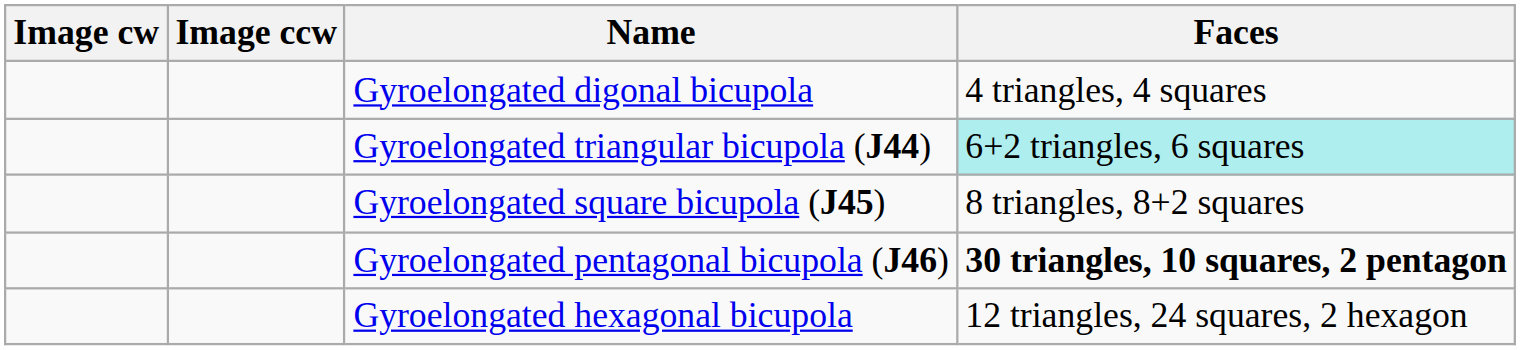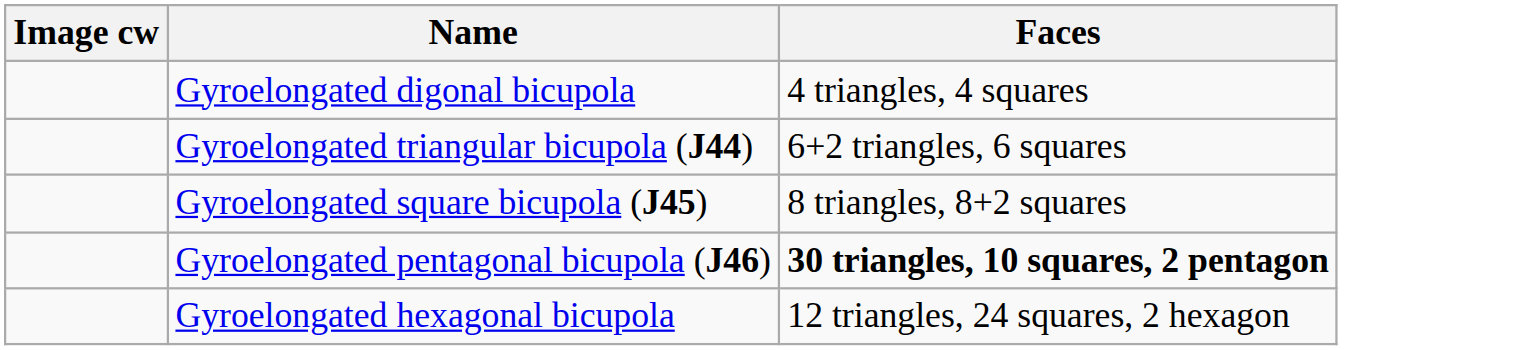- column: (256, 32)
(1135, 145) paleturquoise background -> (957, 145) no background
